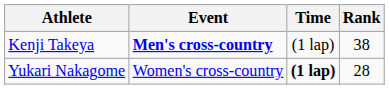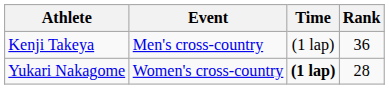(203, 44) bold -> (198, 44) normal
(362, 44) 38 -> (362, 44) 36
